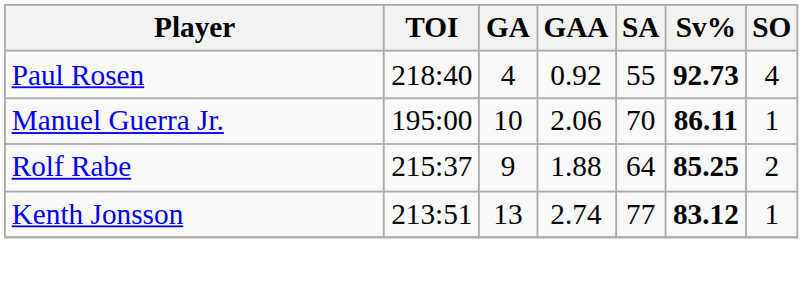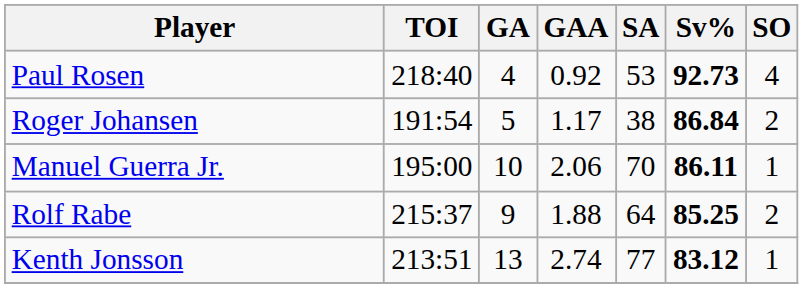(641, 74) 55 -> (641, 74) 53
+ row: (105, 120)
